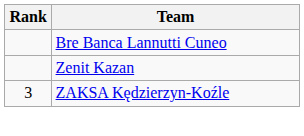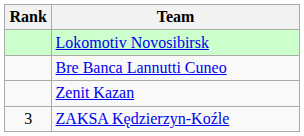+ row: (132, 42)
